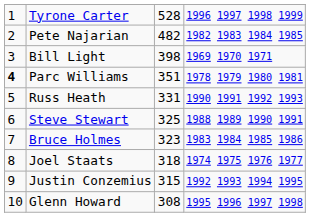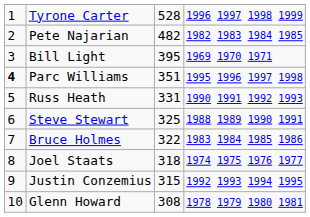(169, 56) 398 -> (169, 56) 395
(245, 77) 1978 1979 1980 1981 -> (245, 77) 1995 1996 1997 1998
(169, 139) 323 -> (169, 139) 322
(245, 202) 1995 1996 1997 1998 -> (245, 202) 1978 1979 1980 1981
